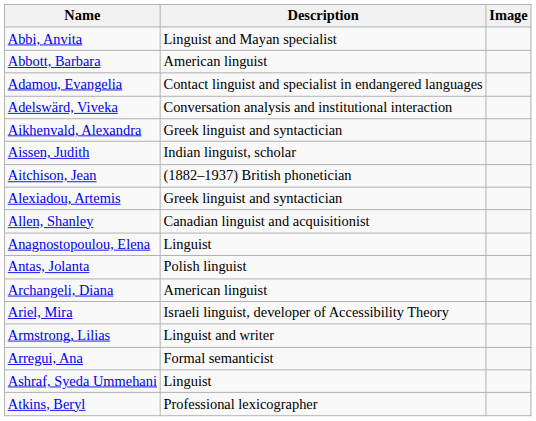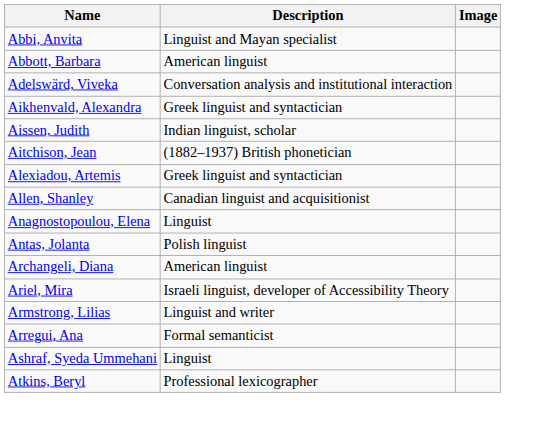- row: (65, 84)
